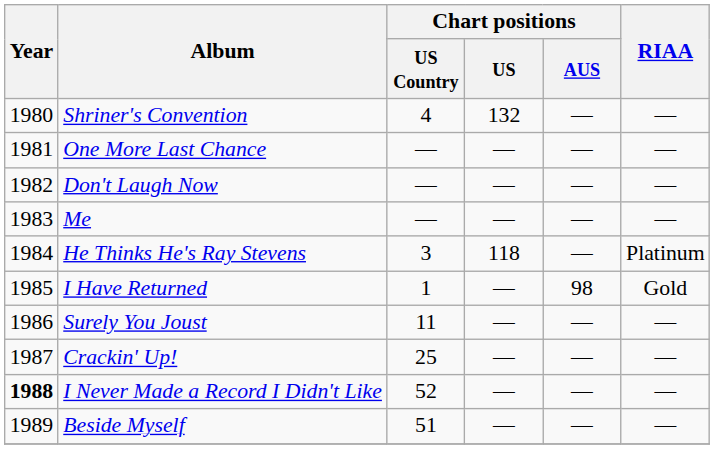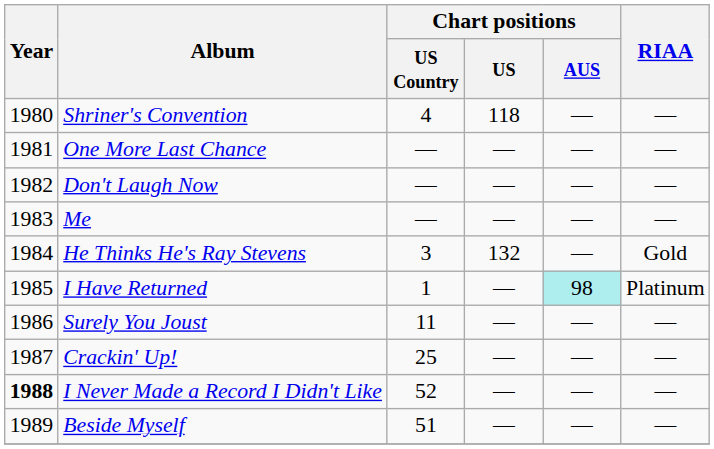(504, 115) 132 -> (504, 115) 118
(504, 253) 118 -> (504, 253) 132
(665, 253) Platinum -> (665, 253) Gold
(582, 287) no background -> (582, 287) paleturquoise background
(665, 287) Gold -> (665, 287) Platinum
